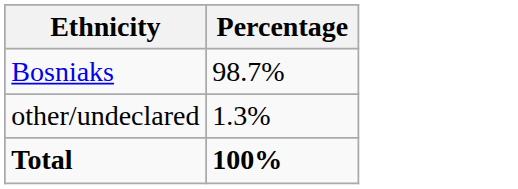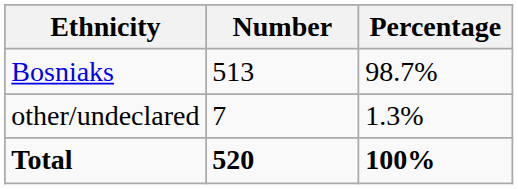+ column: (282, 26)
